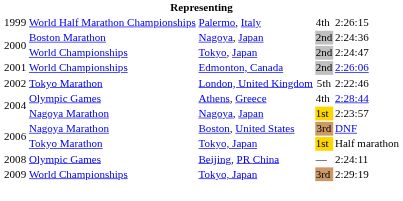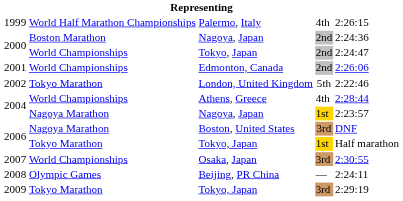(65, 98) Olympic Games -> (78, 98) World Championships
+ row: (15, 159)
(78, 174) World Championships -> (66, 189) Tokyo Marathon
